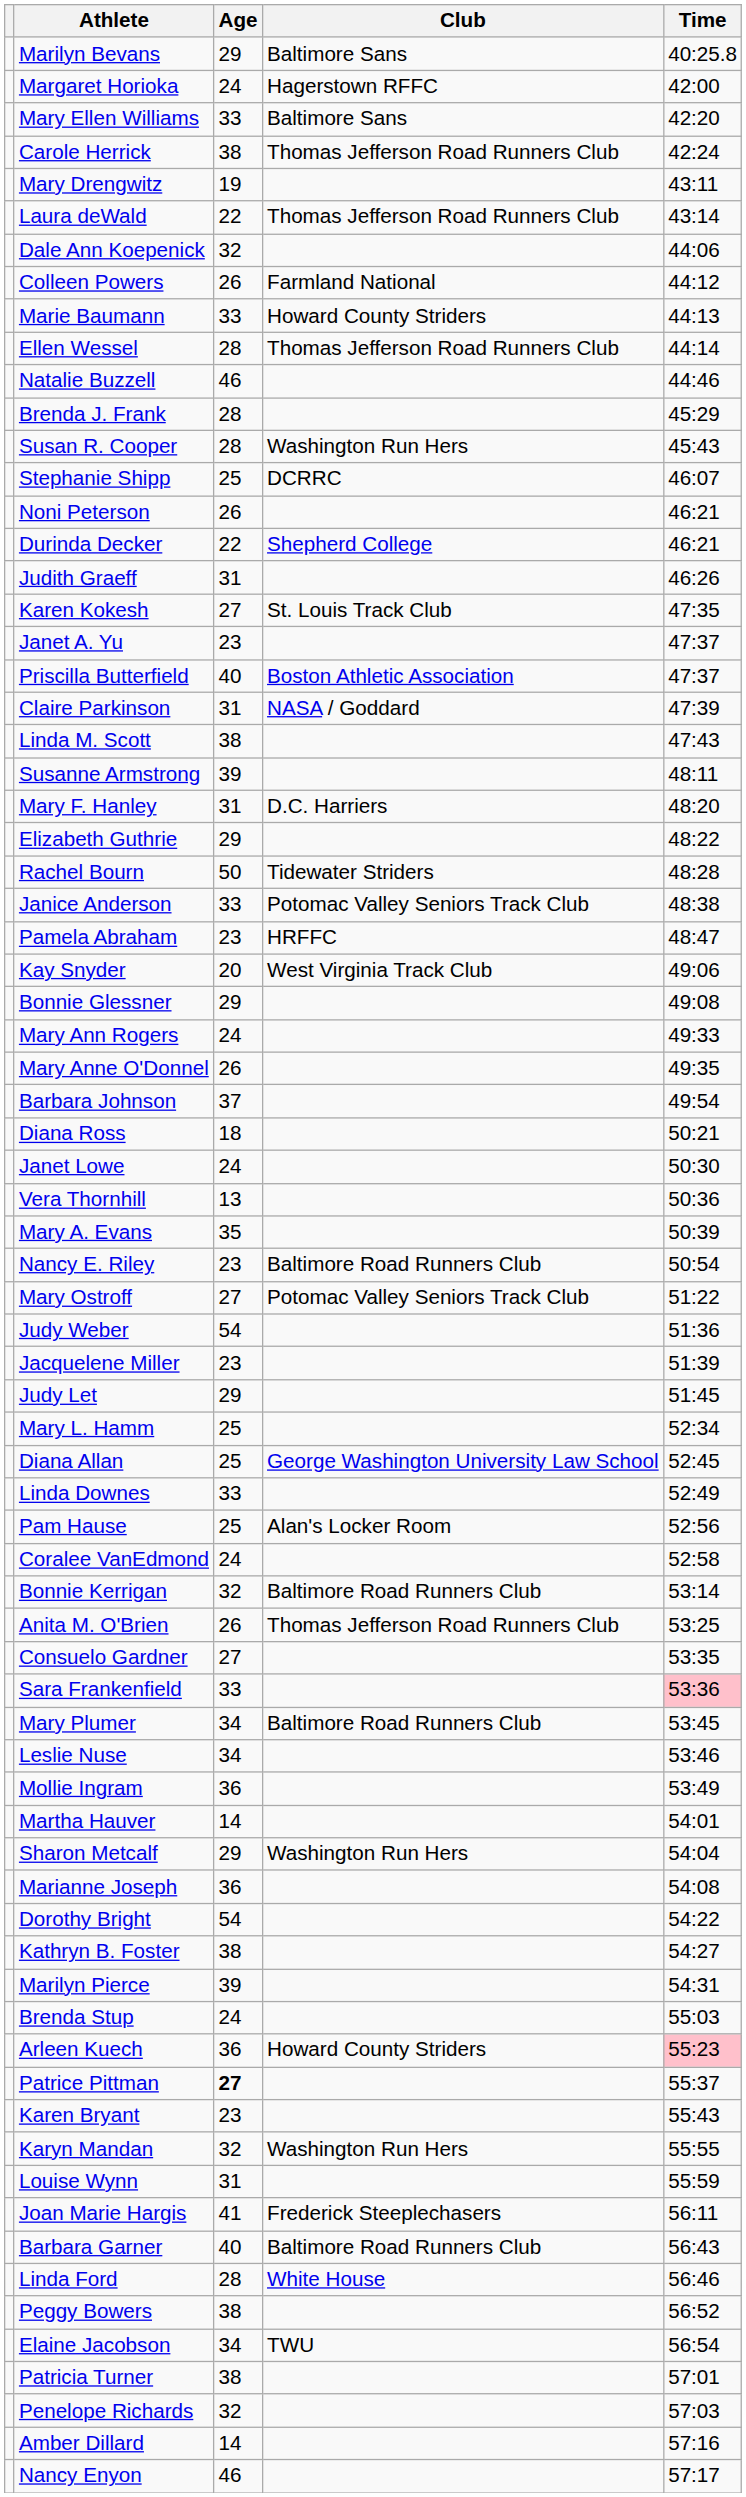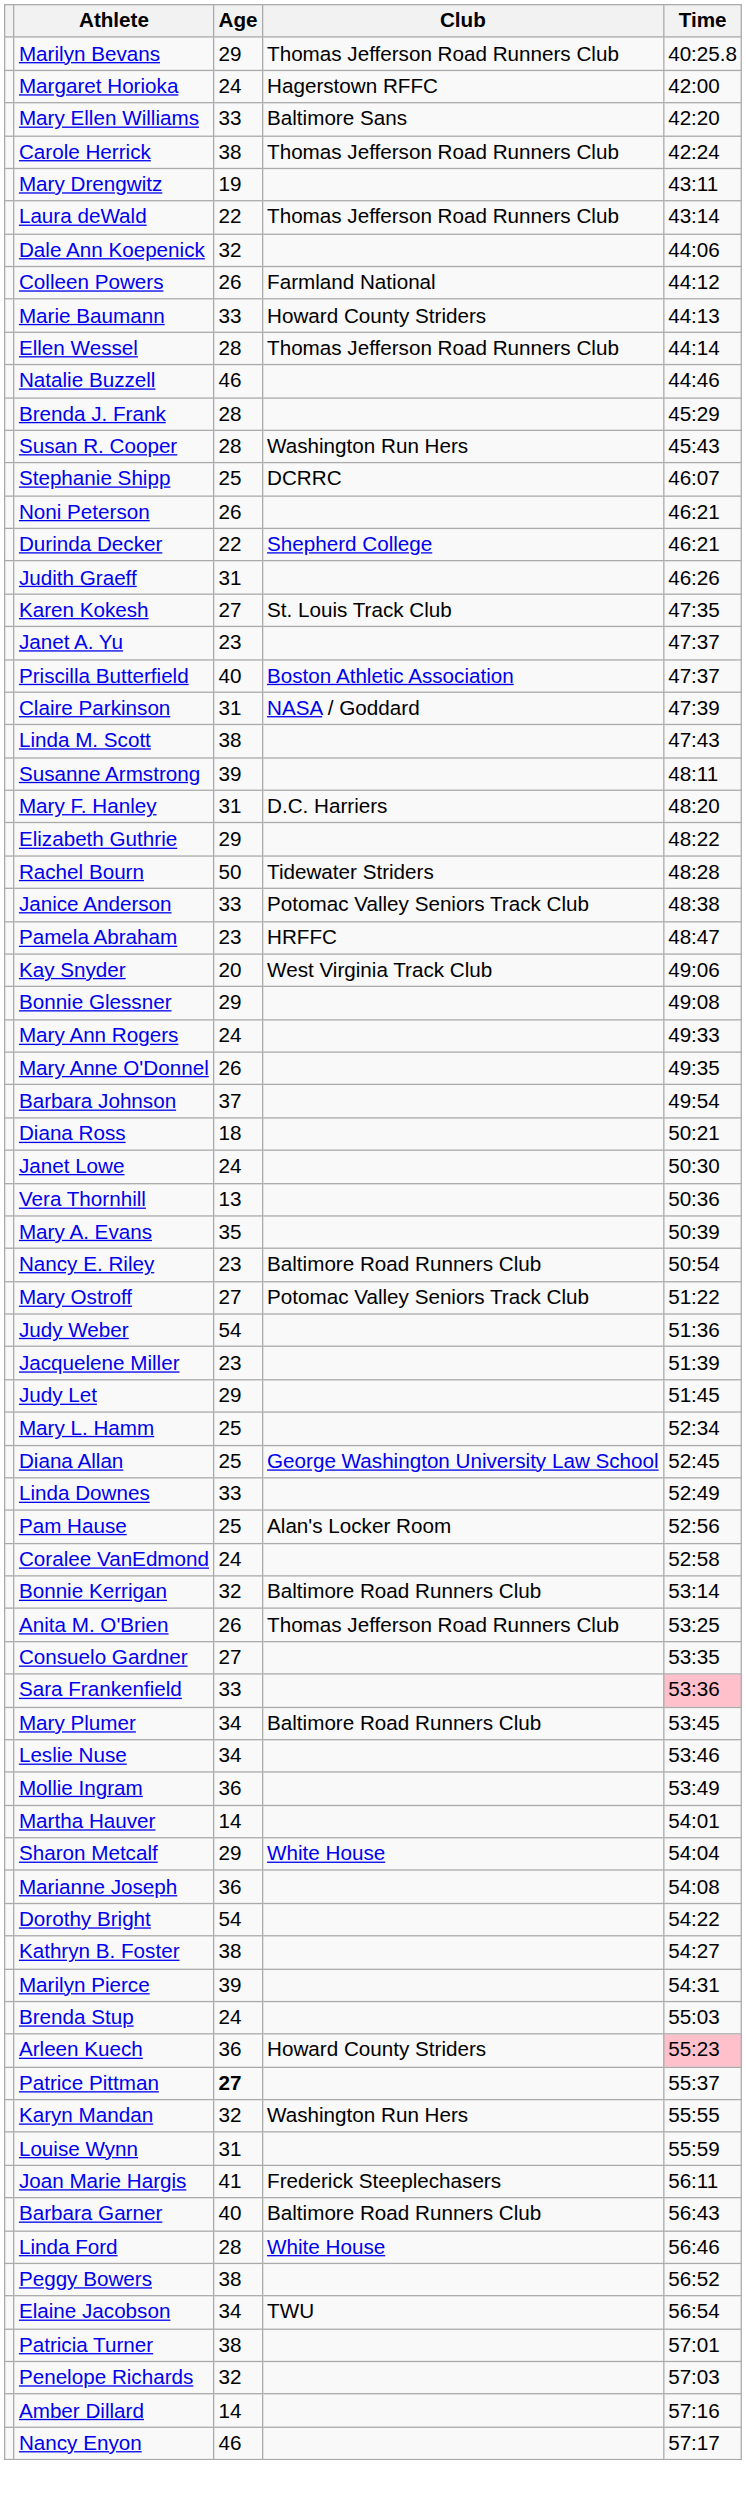(337, 53) Baltimore Sans -> (443, 53) Thomas Jefferson Road Runners Club
(368, 1853) Washington Run Hers -> (326, 1853) White House
- row: (79, 2115)
